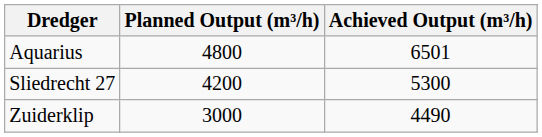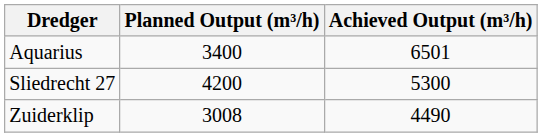(222, 52) 4800 -> (222, 52) 3400
(222, 115) 3000 -> (222, 115) 3008
